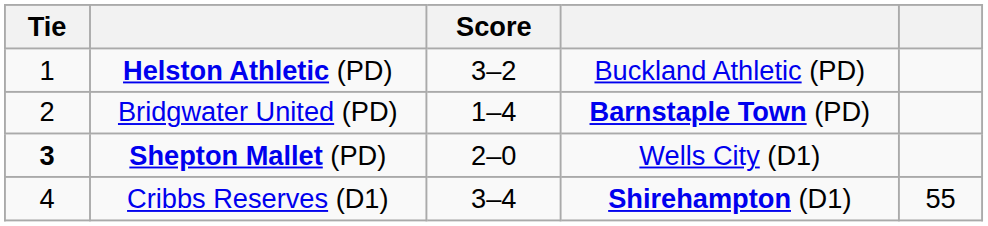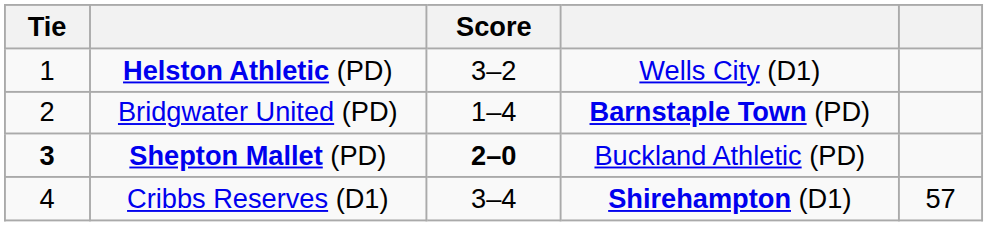(730, 70) Buckland Athletic (PD) -> (730, 70) Wells City (D1)
(494, 156) normal -> (494, 156) bold
(730, 156) Wells City (D1) -> (730, 156) Buckland Athletic (PD)
(941, 199) 55 -> (941, 199) 57
